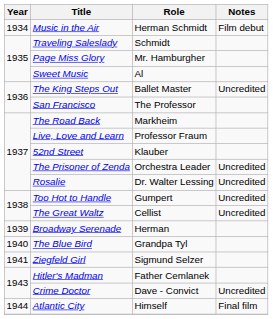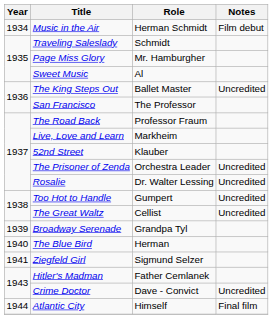(156, 120) Markheim -> (171, 120) Professor Fraum
(171, 136) Professor Fraum -> (156, 136) Markheim
(152, 228) Herman -> (161, 228) Grandpa Tyl
(161, 244) Grandpa Tyl -> (152, 244) Herman
